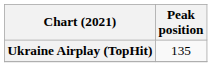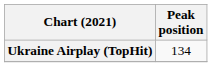(181, 51) 135 -> (181, 51) 134
